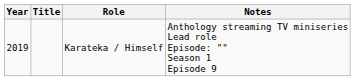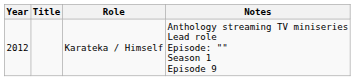(17, 48) 2019 -> (17, 48) 2012
